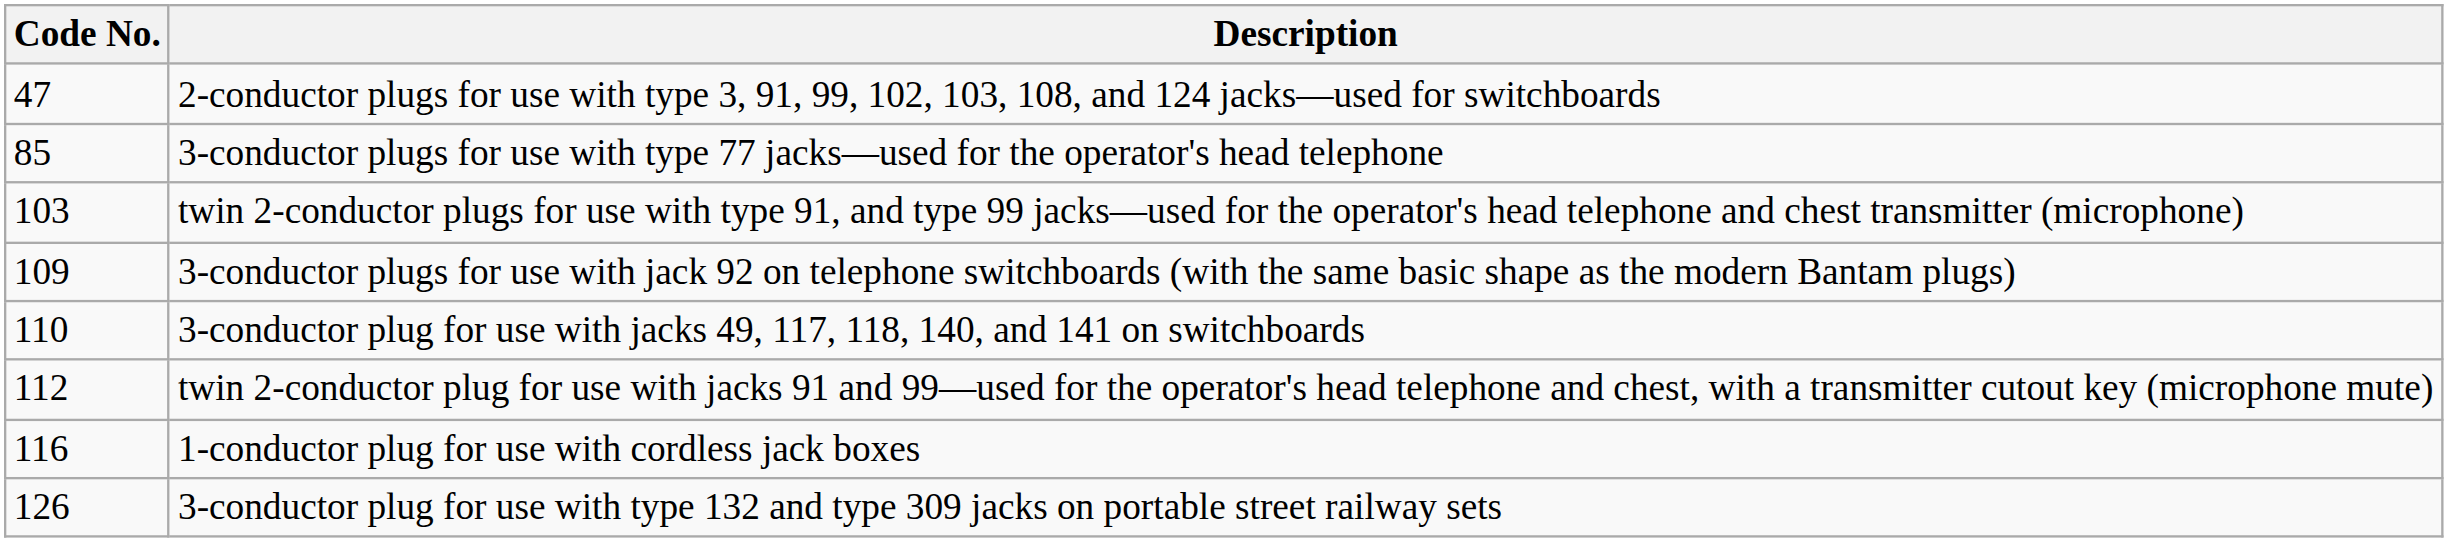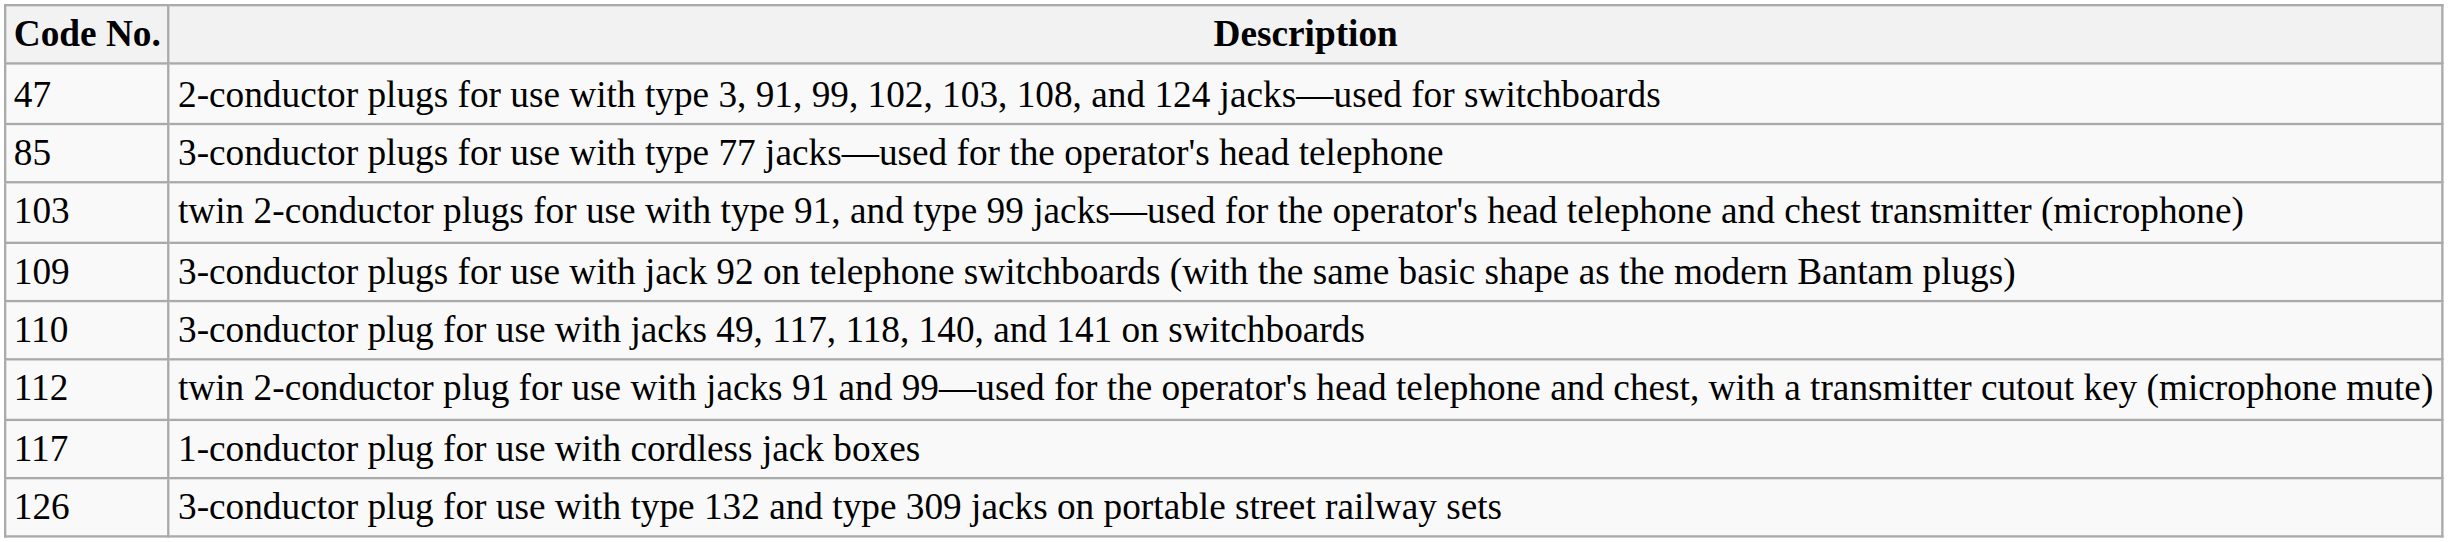(41, 447) 116 -> (41, 447) 117
